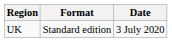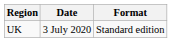columns swapped: (140, 12) <-> (77, 12)
